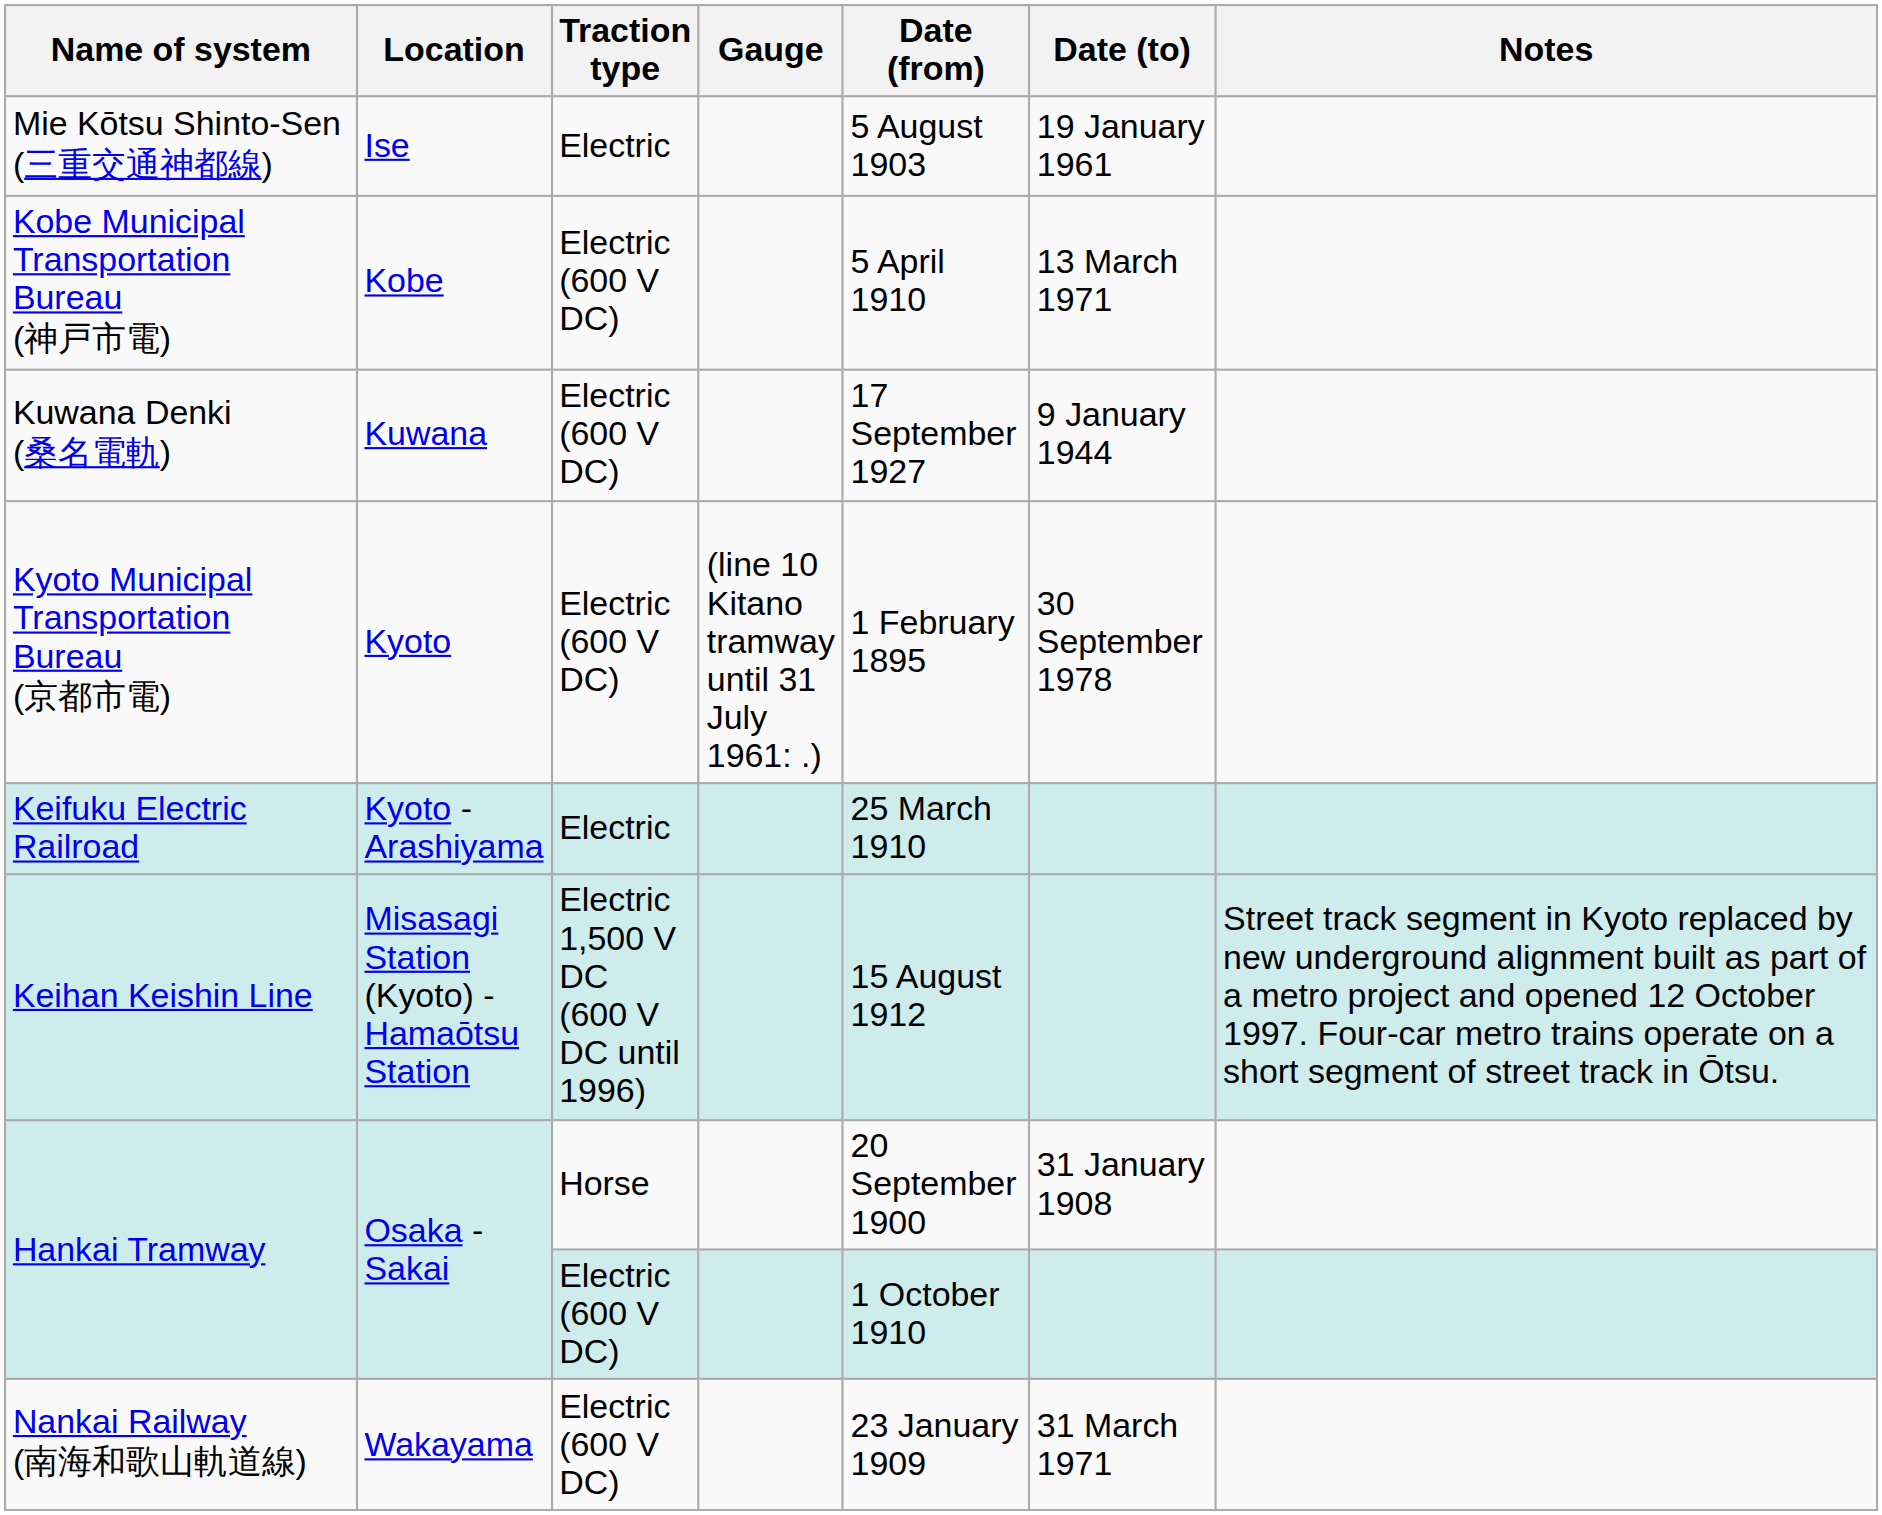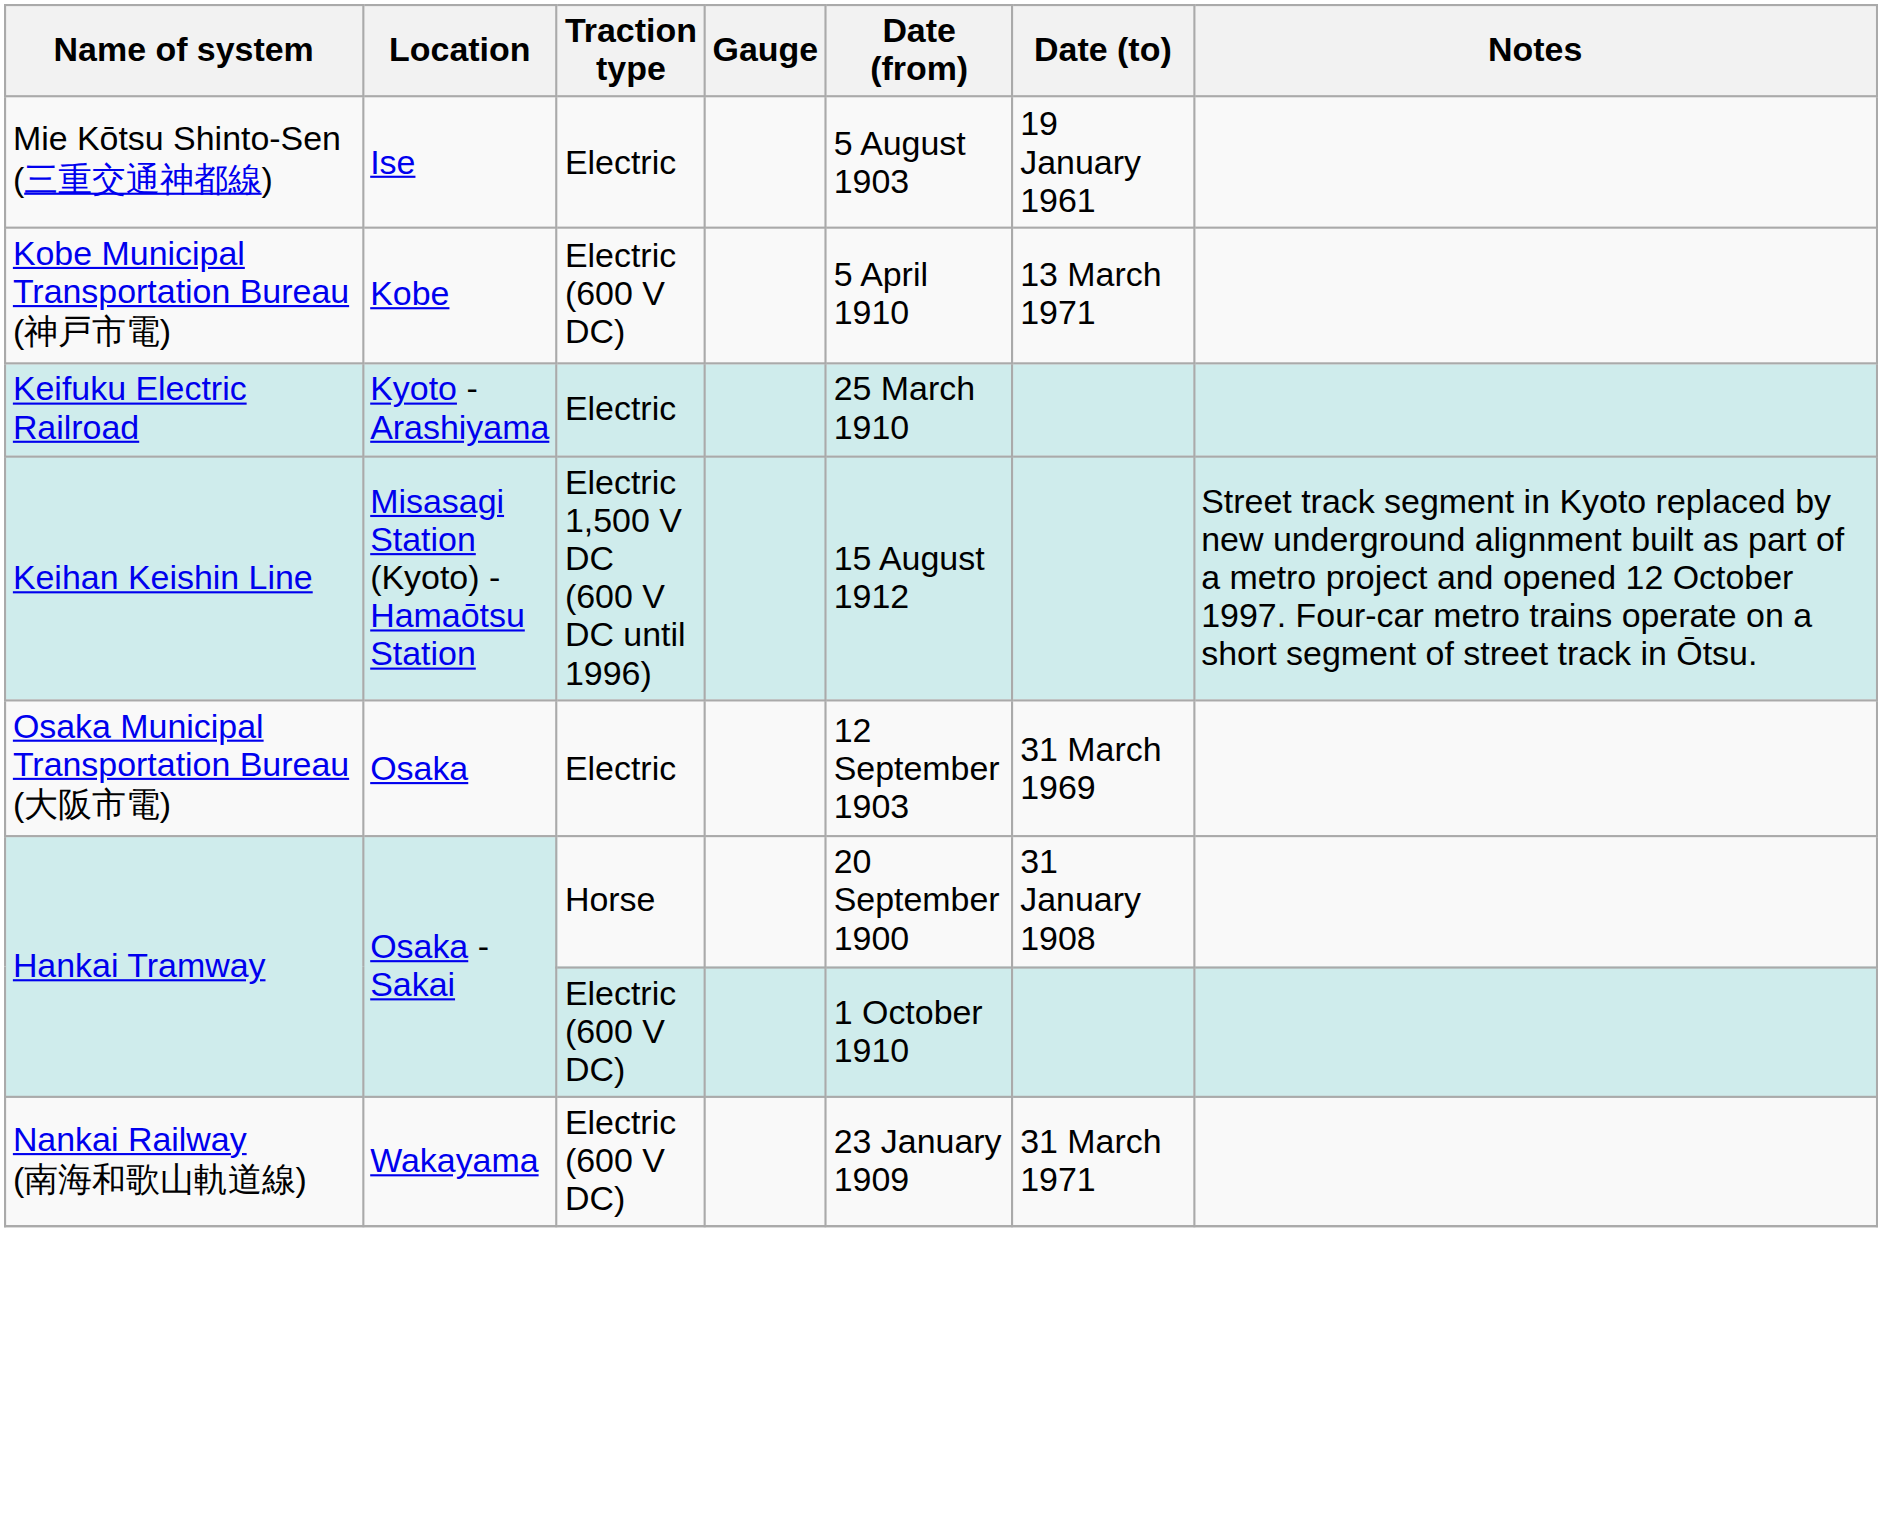- row: (122, 432)
- row: (133, 638)
+ row: (181, 765)
